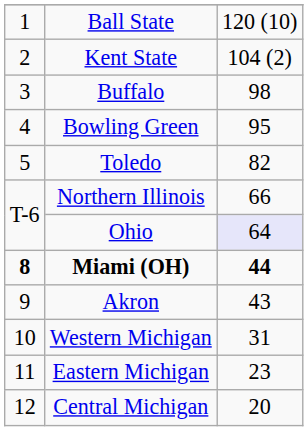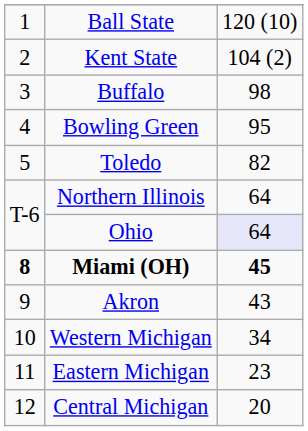(260, 197) 66 -> (260, 197) 64
(260, 267) 44 -> (260, 267) 45
(260, 337) 31 -> (260, 337) 34
